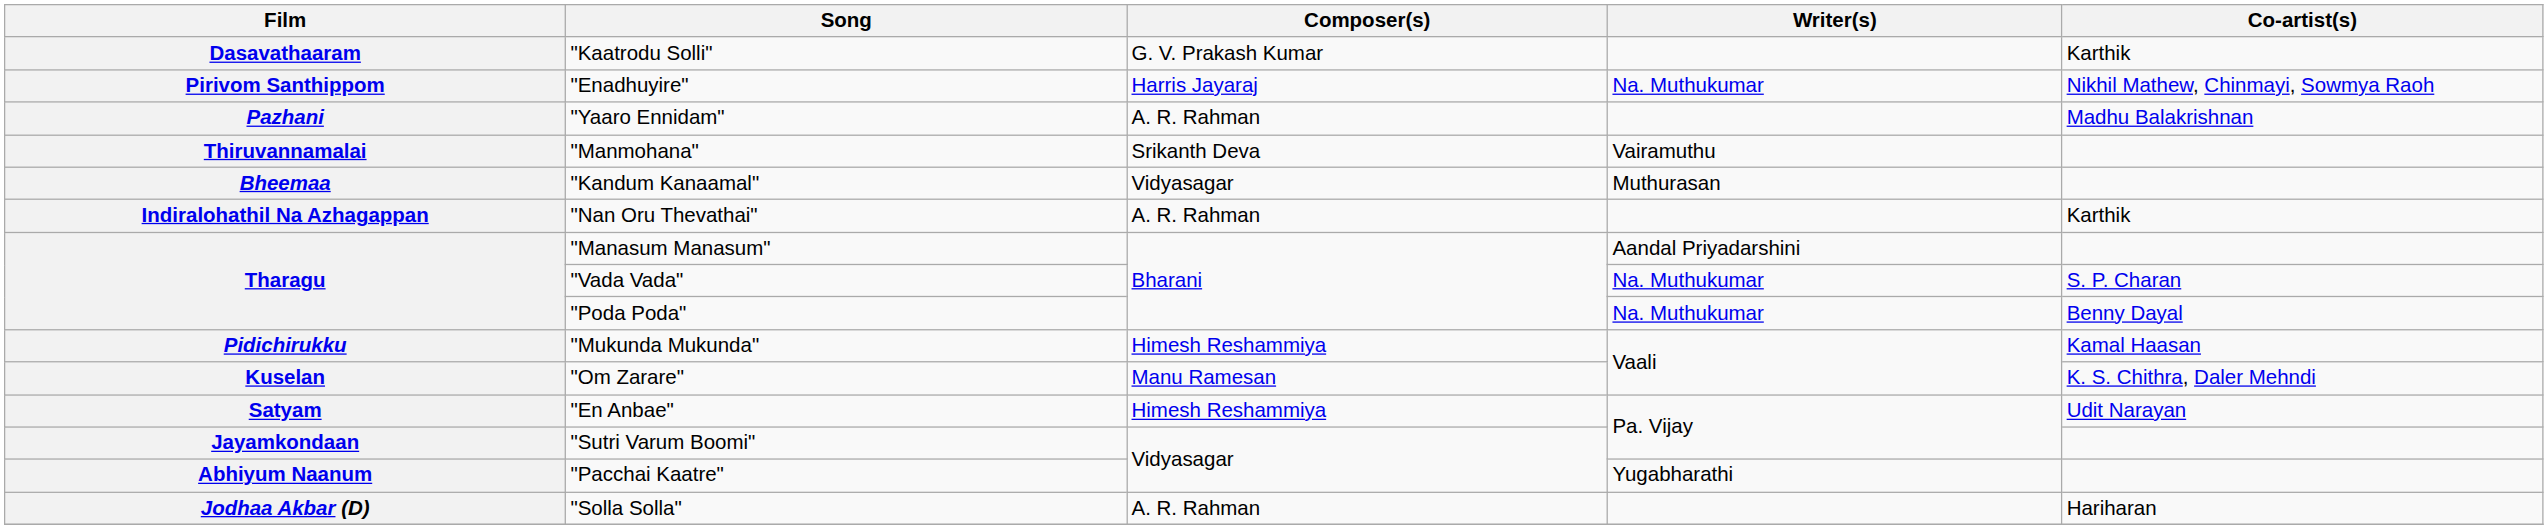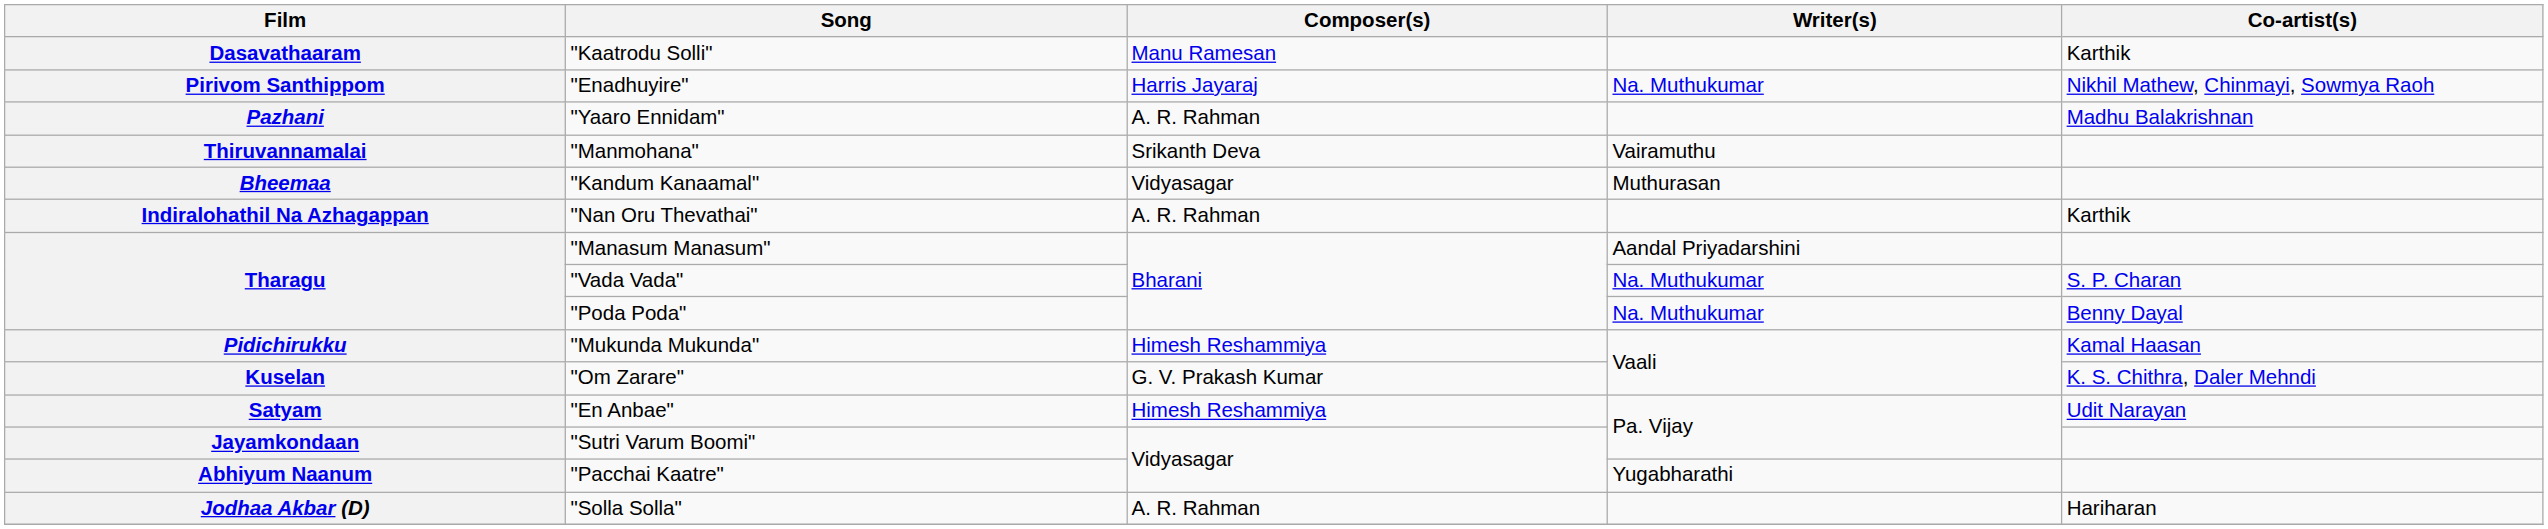(1227, 53) G. V. Prakash Kumar -> (1204, 53) Manu Ramesan
(1204, 378) Manu Ramesan -> (1227, 378) G. V. Prakash Kumar
